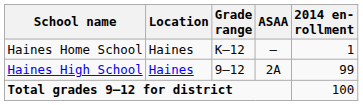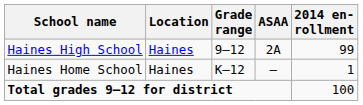rows swapped: (75, 70) <-> (75, 49)
